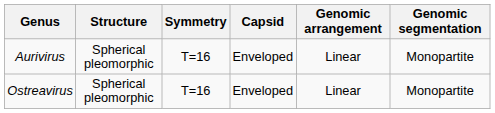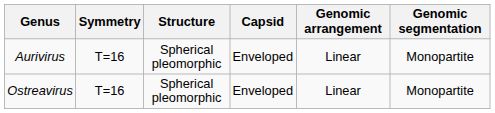columns swapped: (119, 21) <-> (196, 21)
